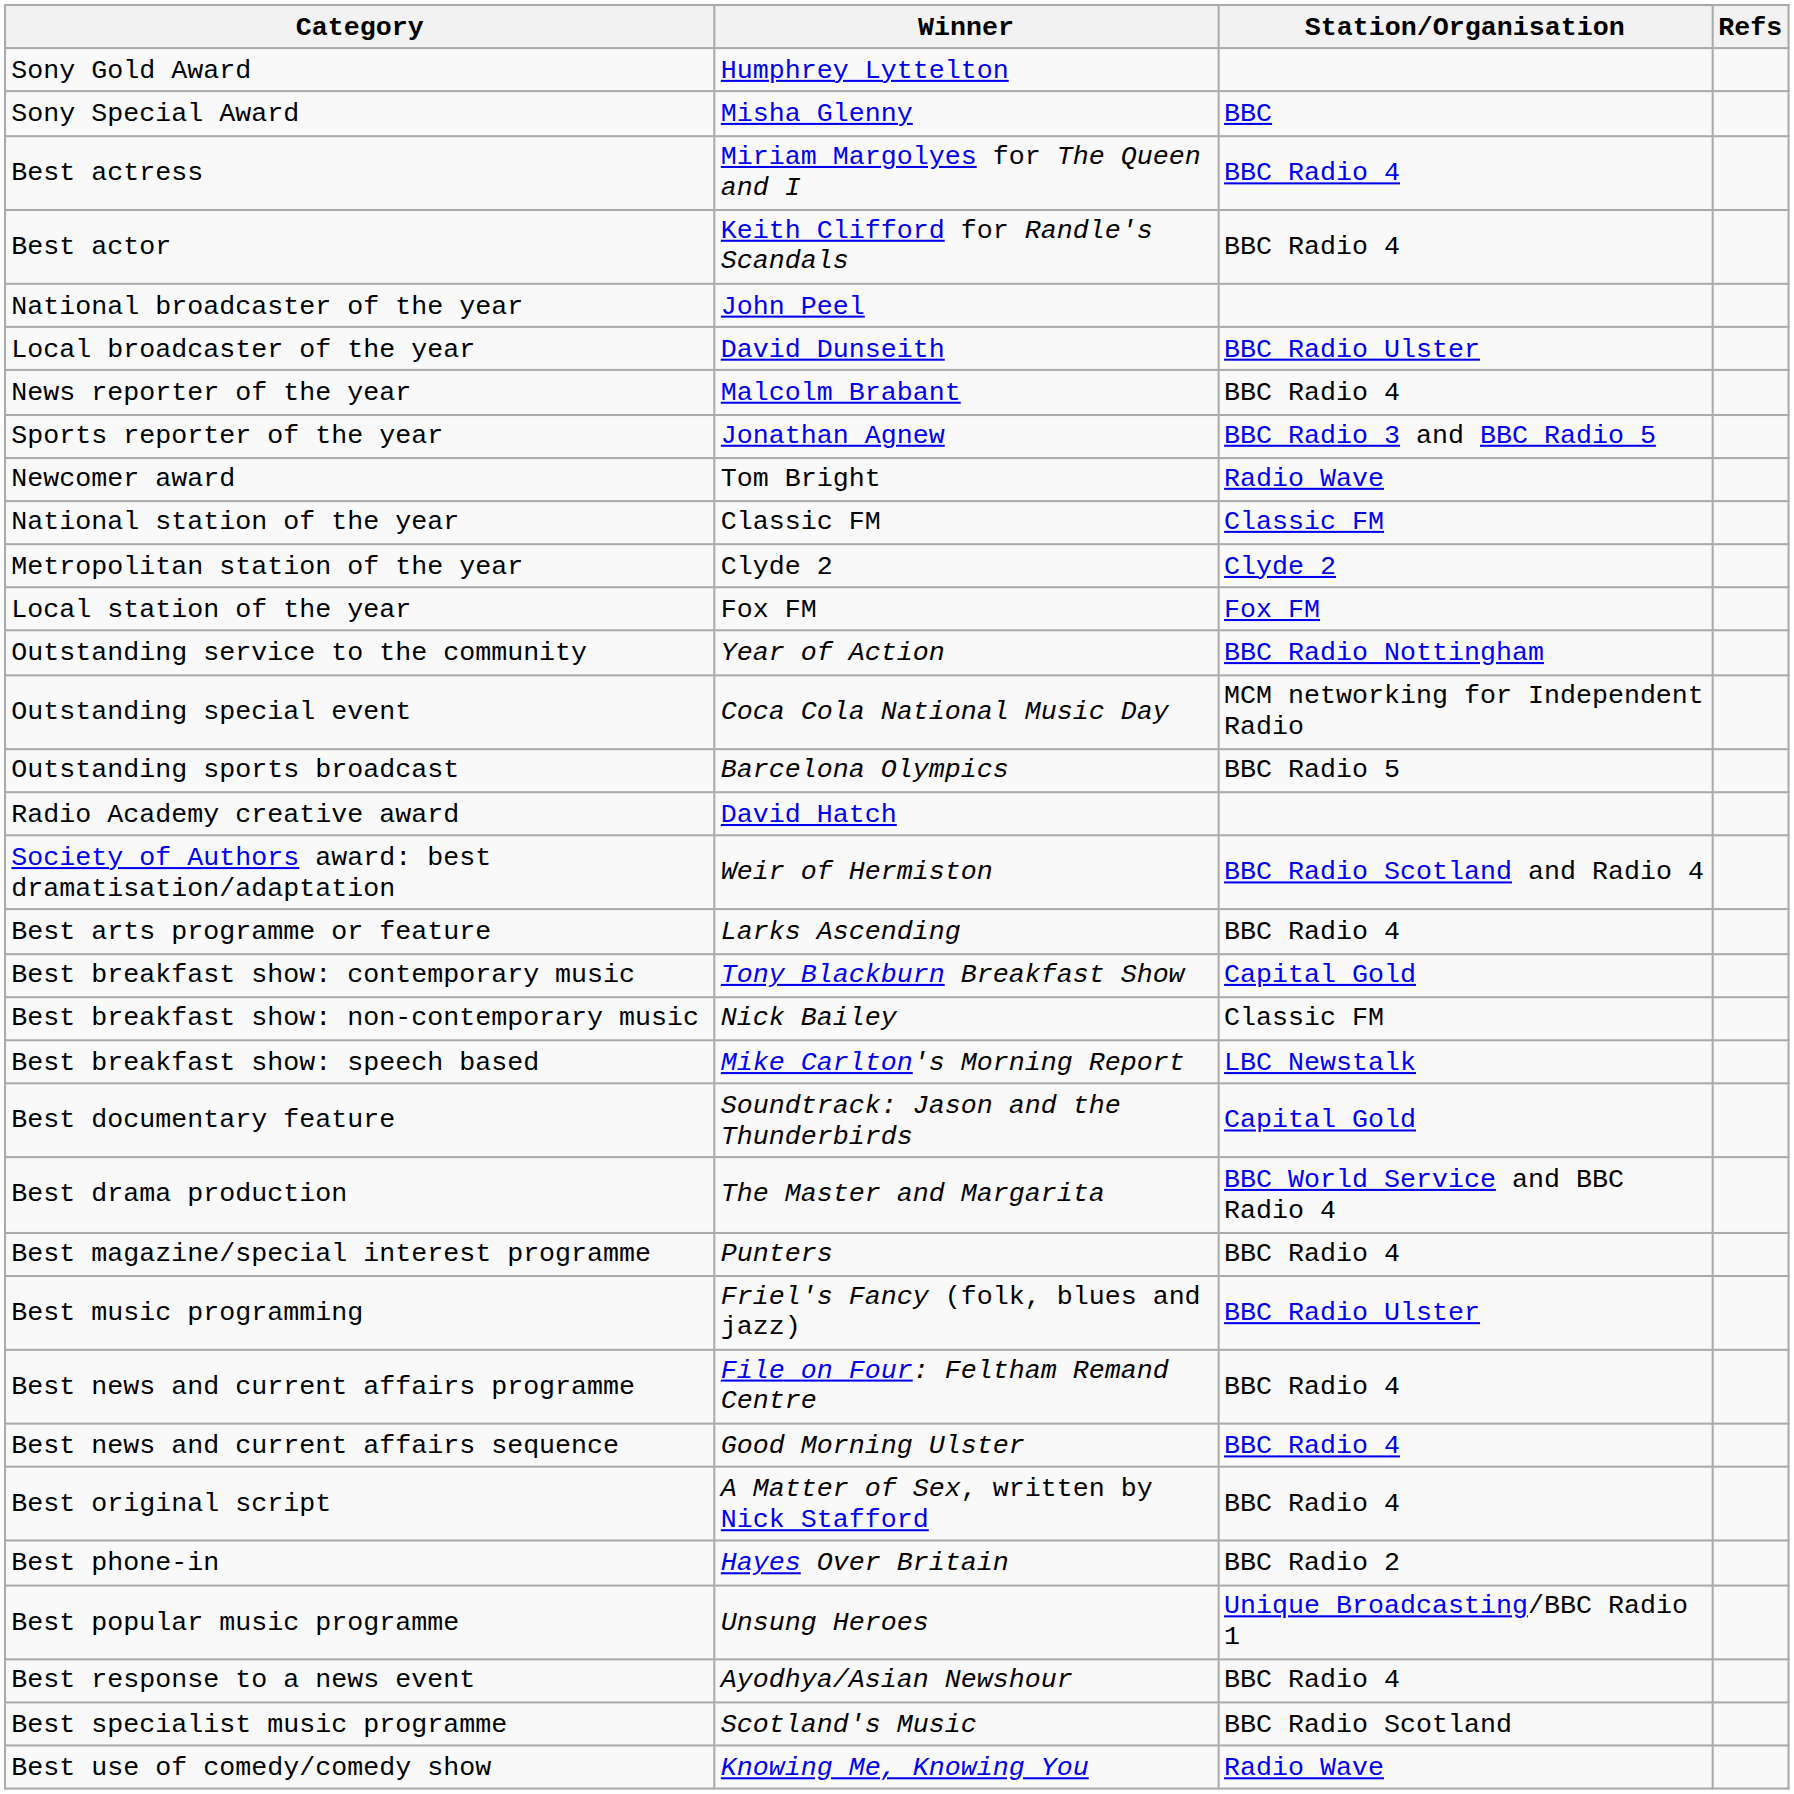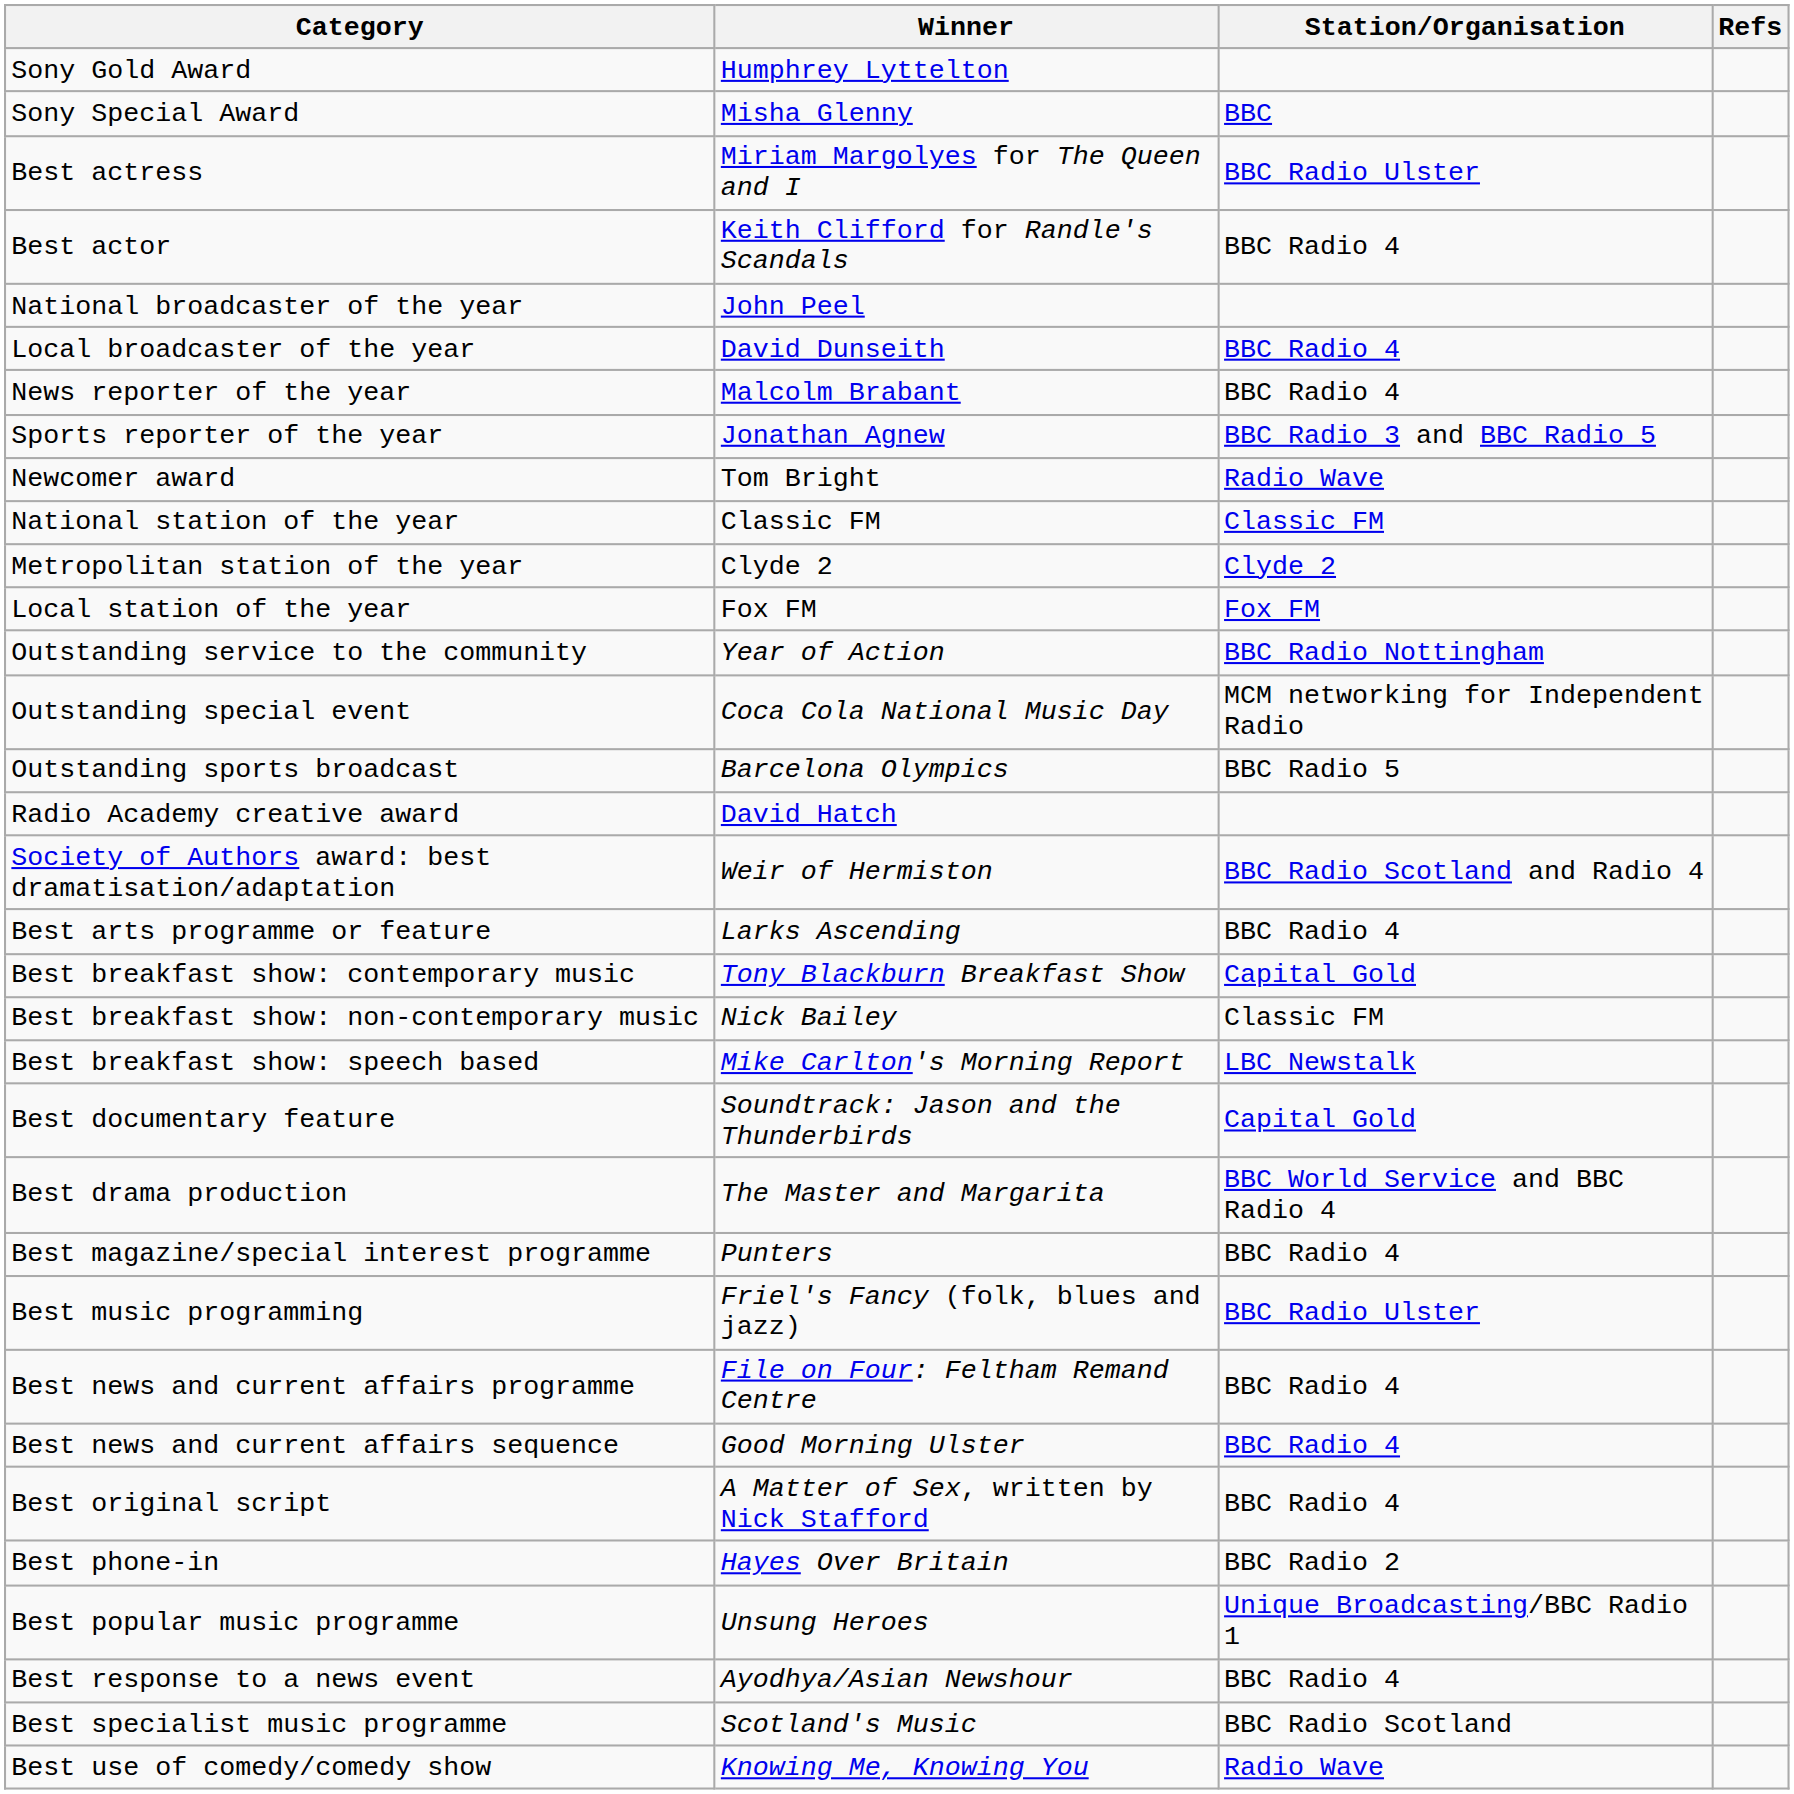(1312, 172) BBC Radio 4 -> (1352, 172) BBC Radio Ulster
(1352, 349) BBC Radio Ulster -> (1312, 349) BBC Radio 4
